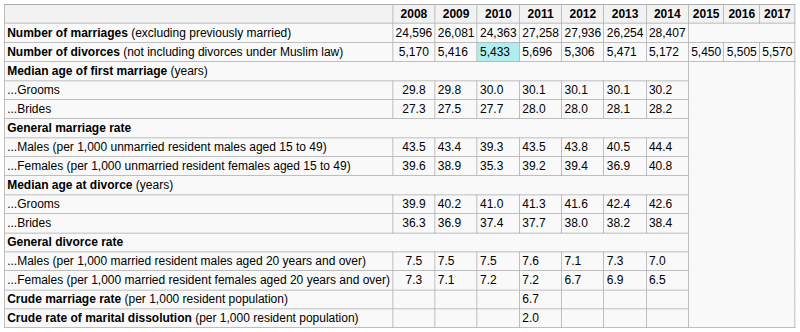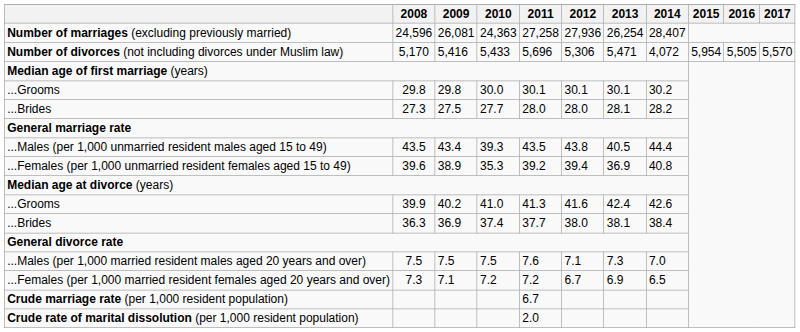(495, 52) paleturquoise background -> (495, 52) no background
(664, 52) 5,172 -> (664, 52) 4,072
(706, 52) 5,450 -> (706, 52) 5,954
(618, 223) 38.2 -> (618, 223) 38.1
